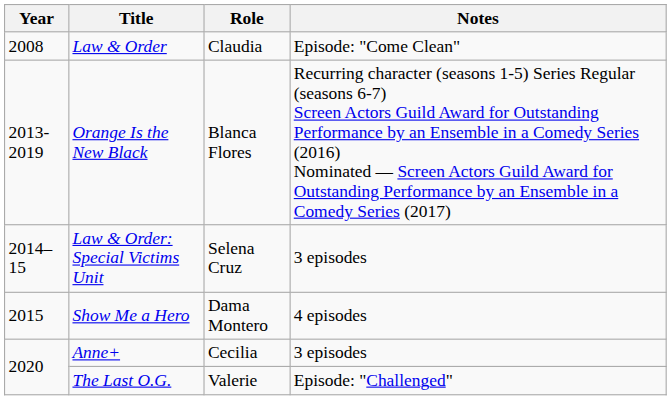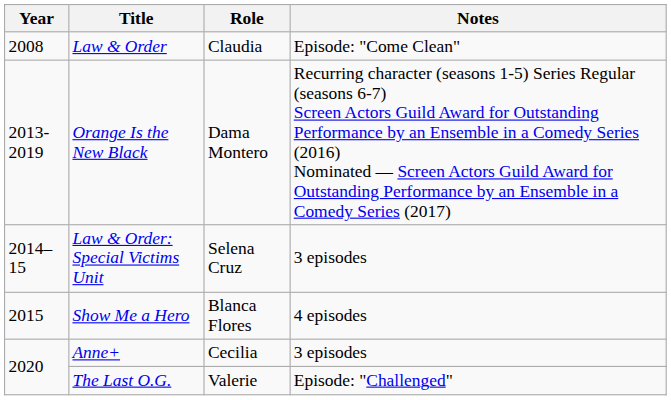(232, 142) Blanca Flores -> (238, 142) Dama Montero
(238, 315) Dama Montero -> (232, 315) Blanca Flores
